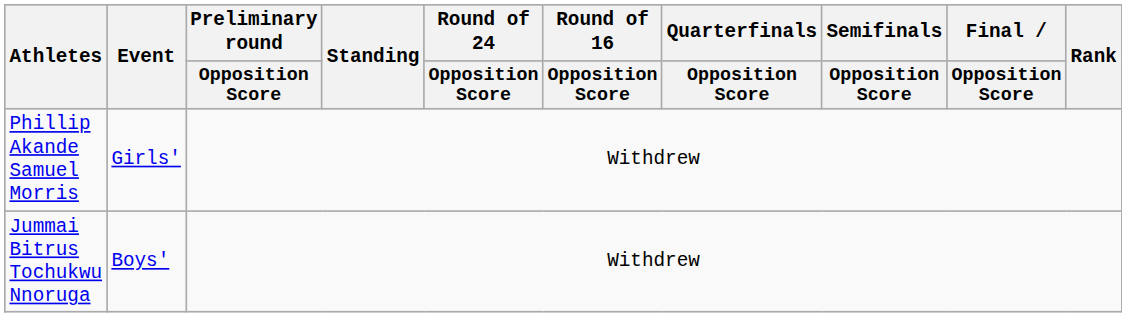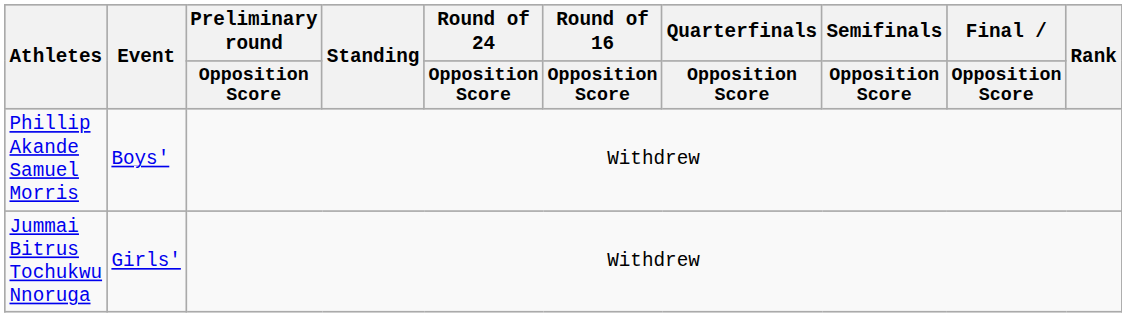(146, 159) Girls' -> (140, 159) Boys'
(140, 261) Boys' -> (146, 261) Girls'
